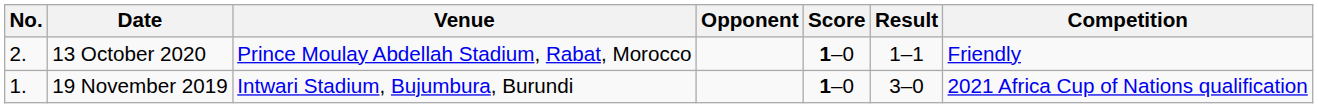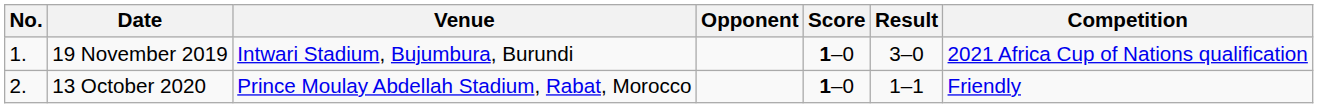rows swapped: (140, 86) <-> (129, 53)
